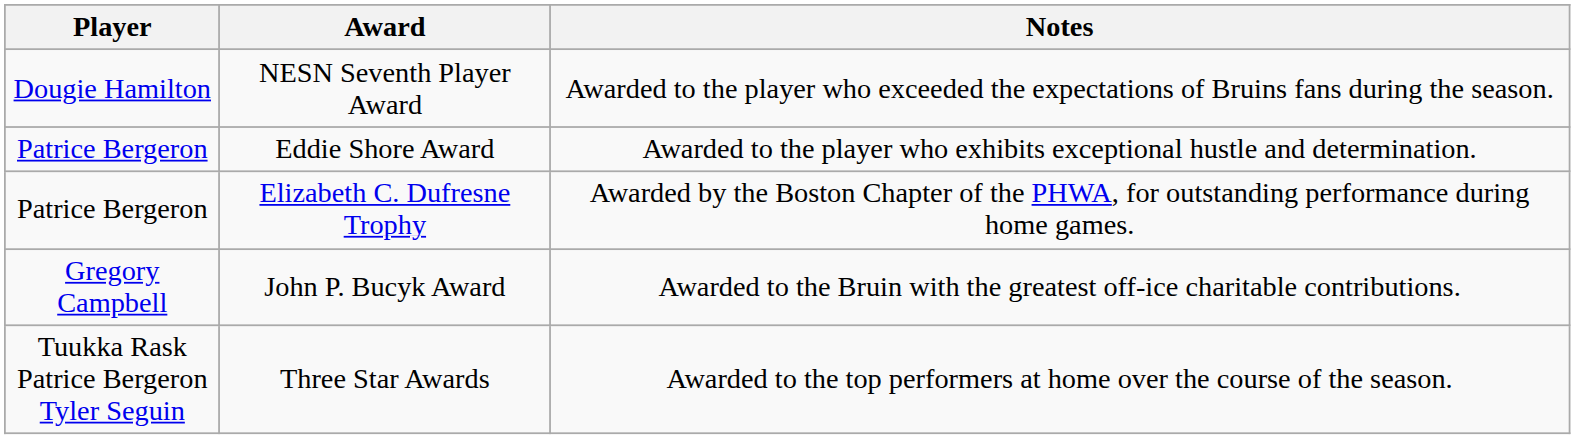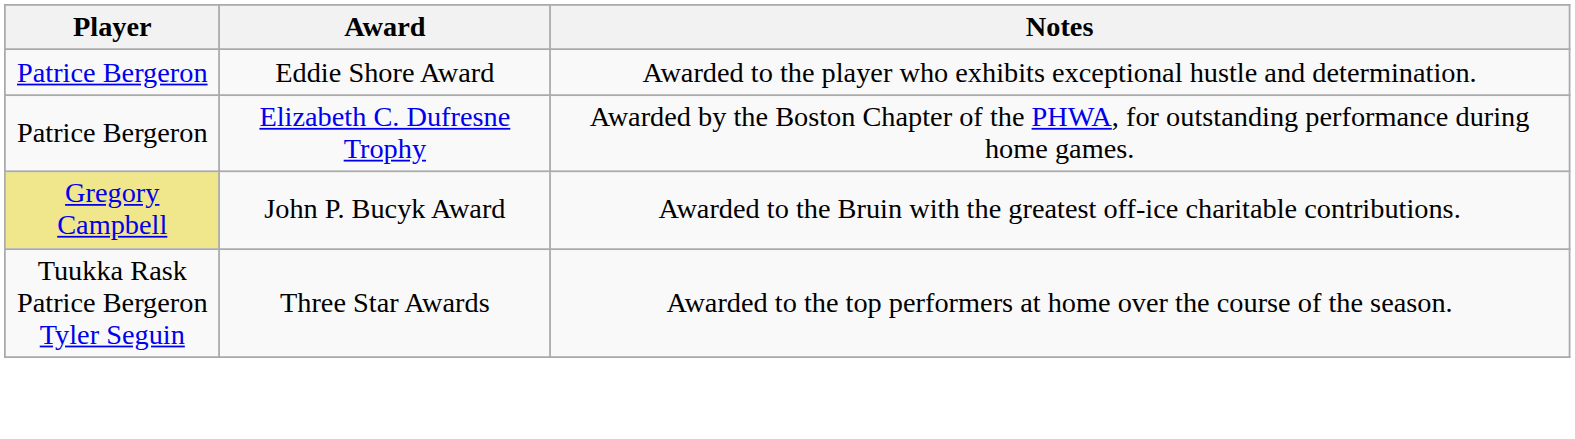- row: (385, 87)
(112, 286) no background -> (112, 209) khaki background
